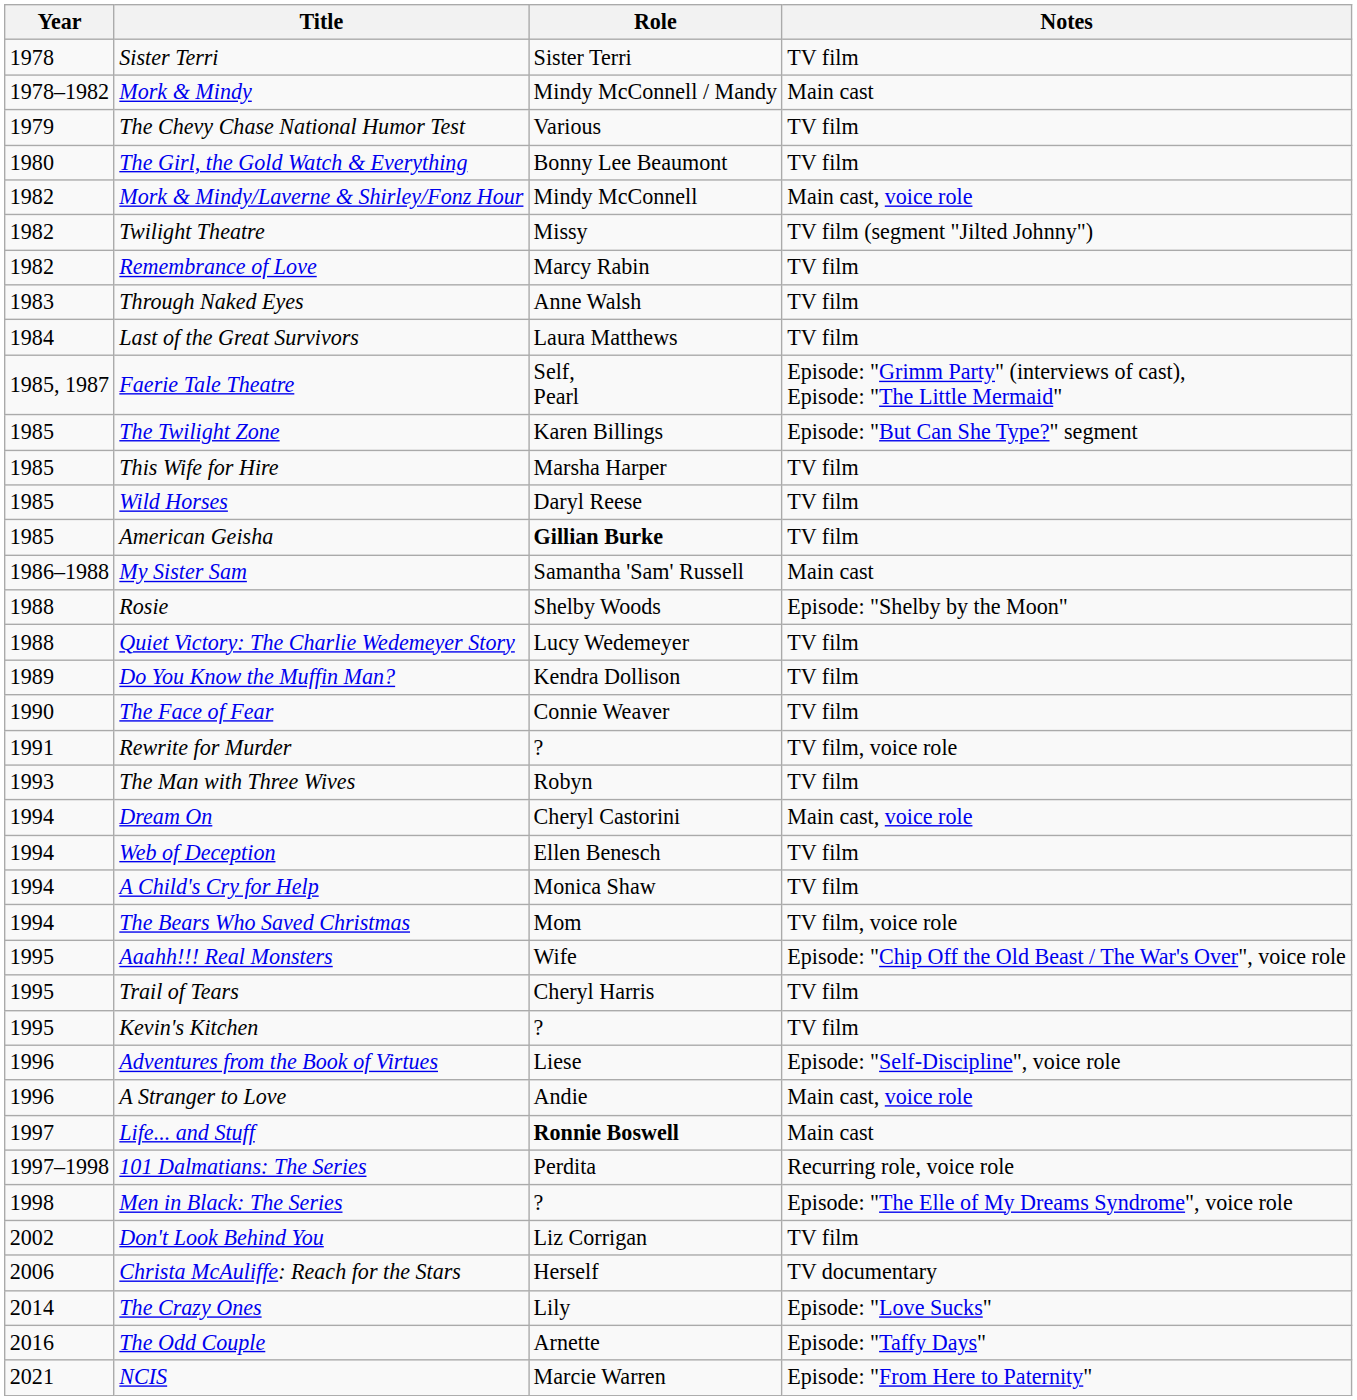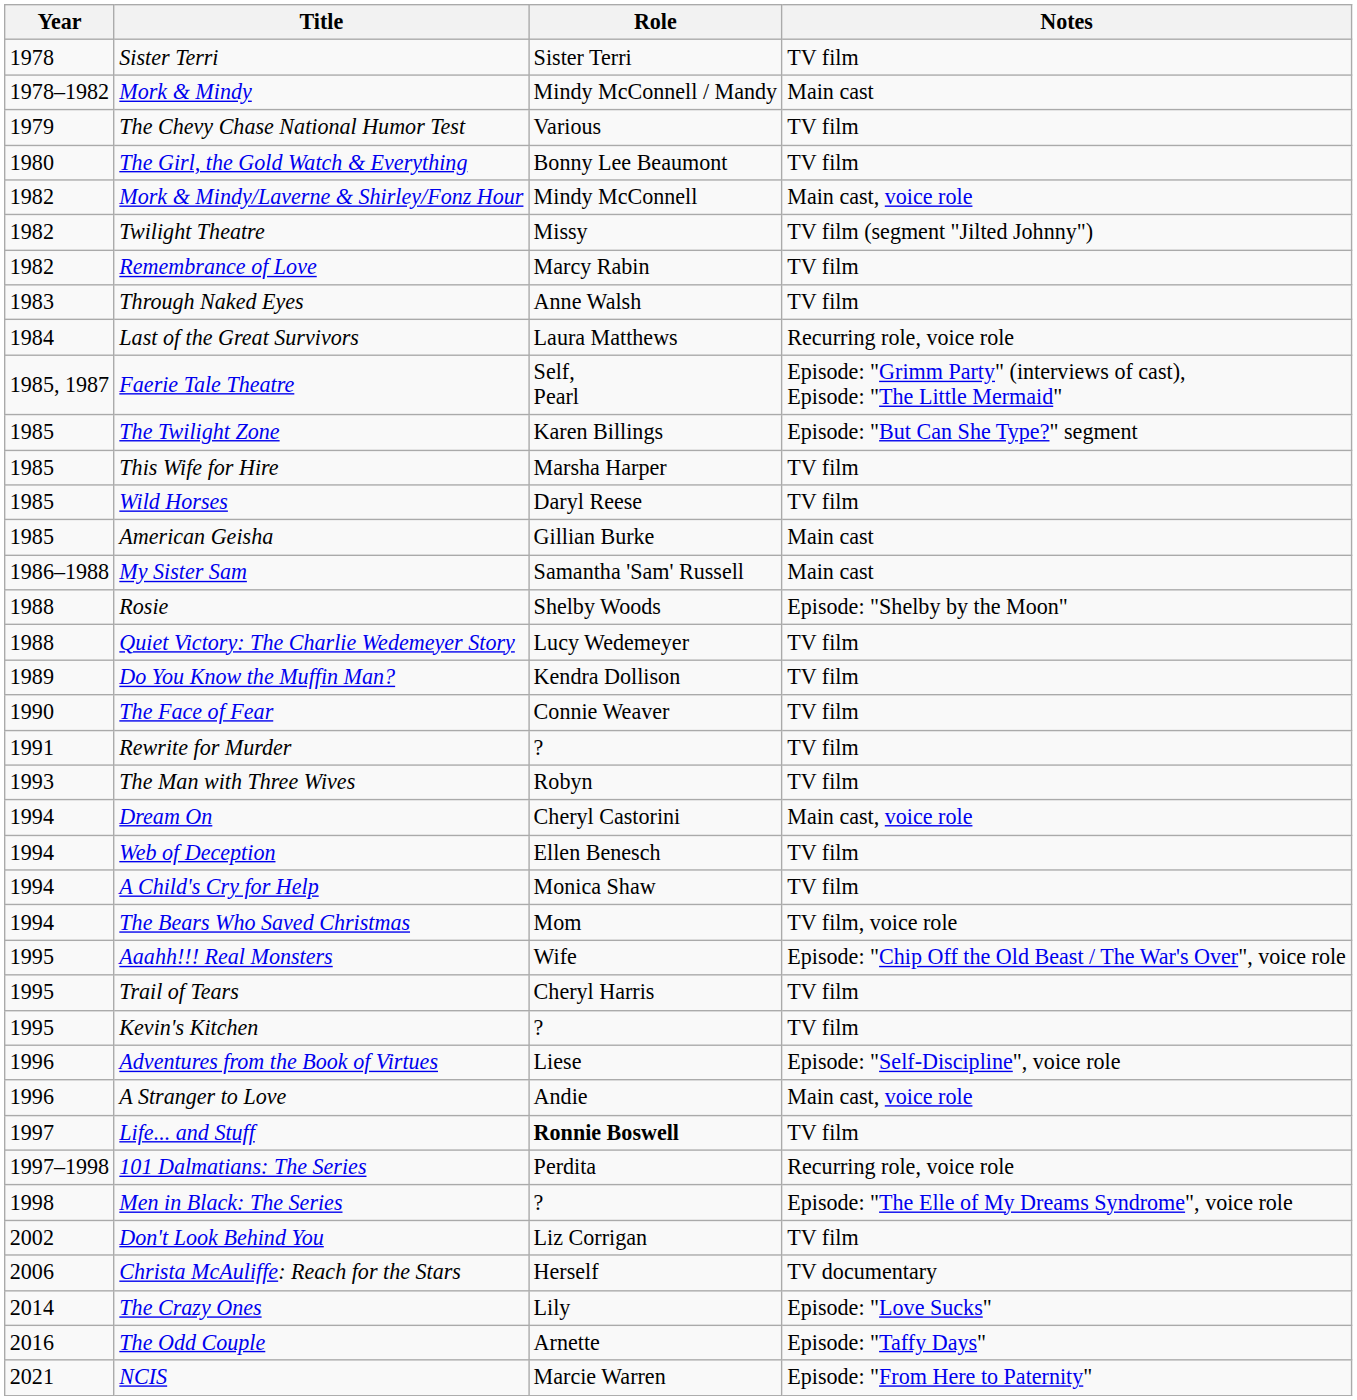(823, 337) TV film -> (901, 337) Recurring role, voice role
(598, 537) bold -> (594, 537) normal
(823, 537) TV film -> (831, 537) Main cast
(872, 747) TV film, voice role -> (823, 747) TV film
(831, 1132) Main cast -> (823, 1132) TV film
